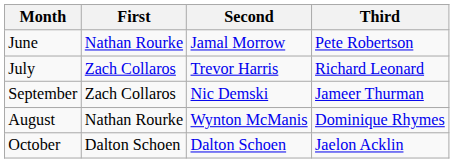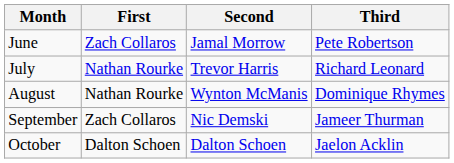(134, 42) Nathan Rourke -> (130, 42) Zach Collaros
(130, 68) Zach Collaros -> (134, 68) Nathan Rourke
rows swapped: (32, 119) <-> (43, 94)
